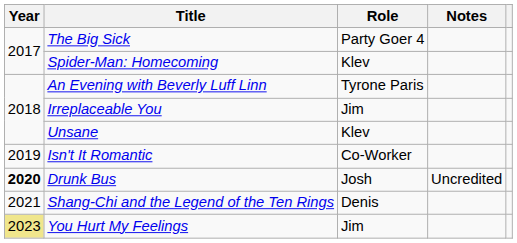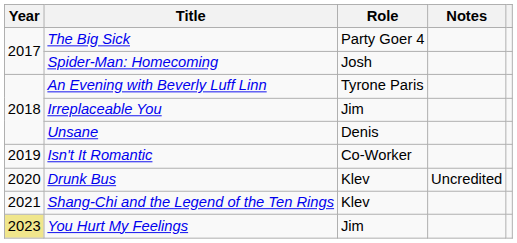(355, 62) Klev -> (356, 62) Josh
(355, 132) Klev -> (360, 132) Denis
(24, 179) bold -> (24, 179) normal
(356, 179) Josh -> (355, 179) Klev
(360, 202) Denis -> (355, 202) Klev
